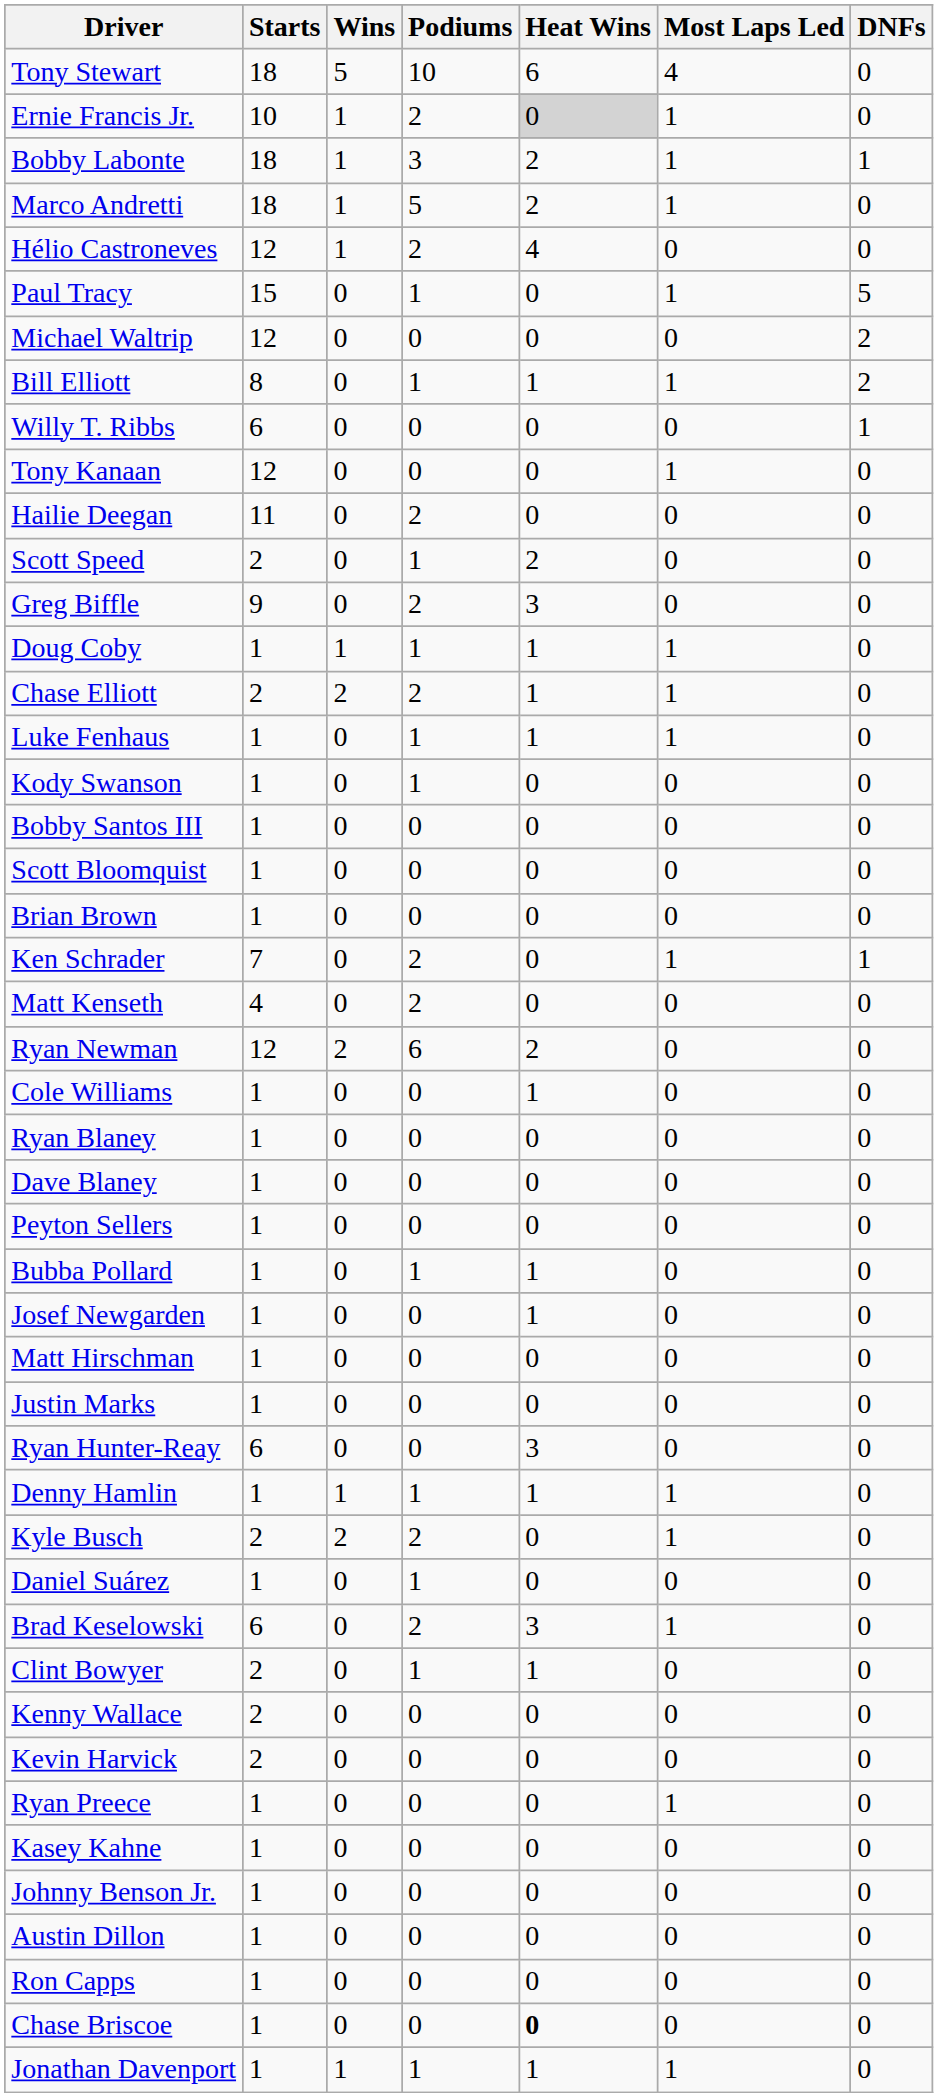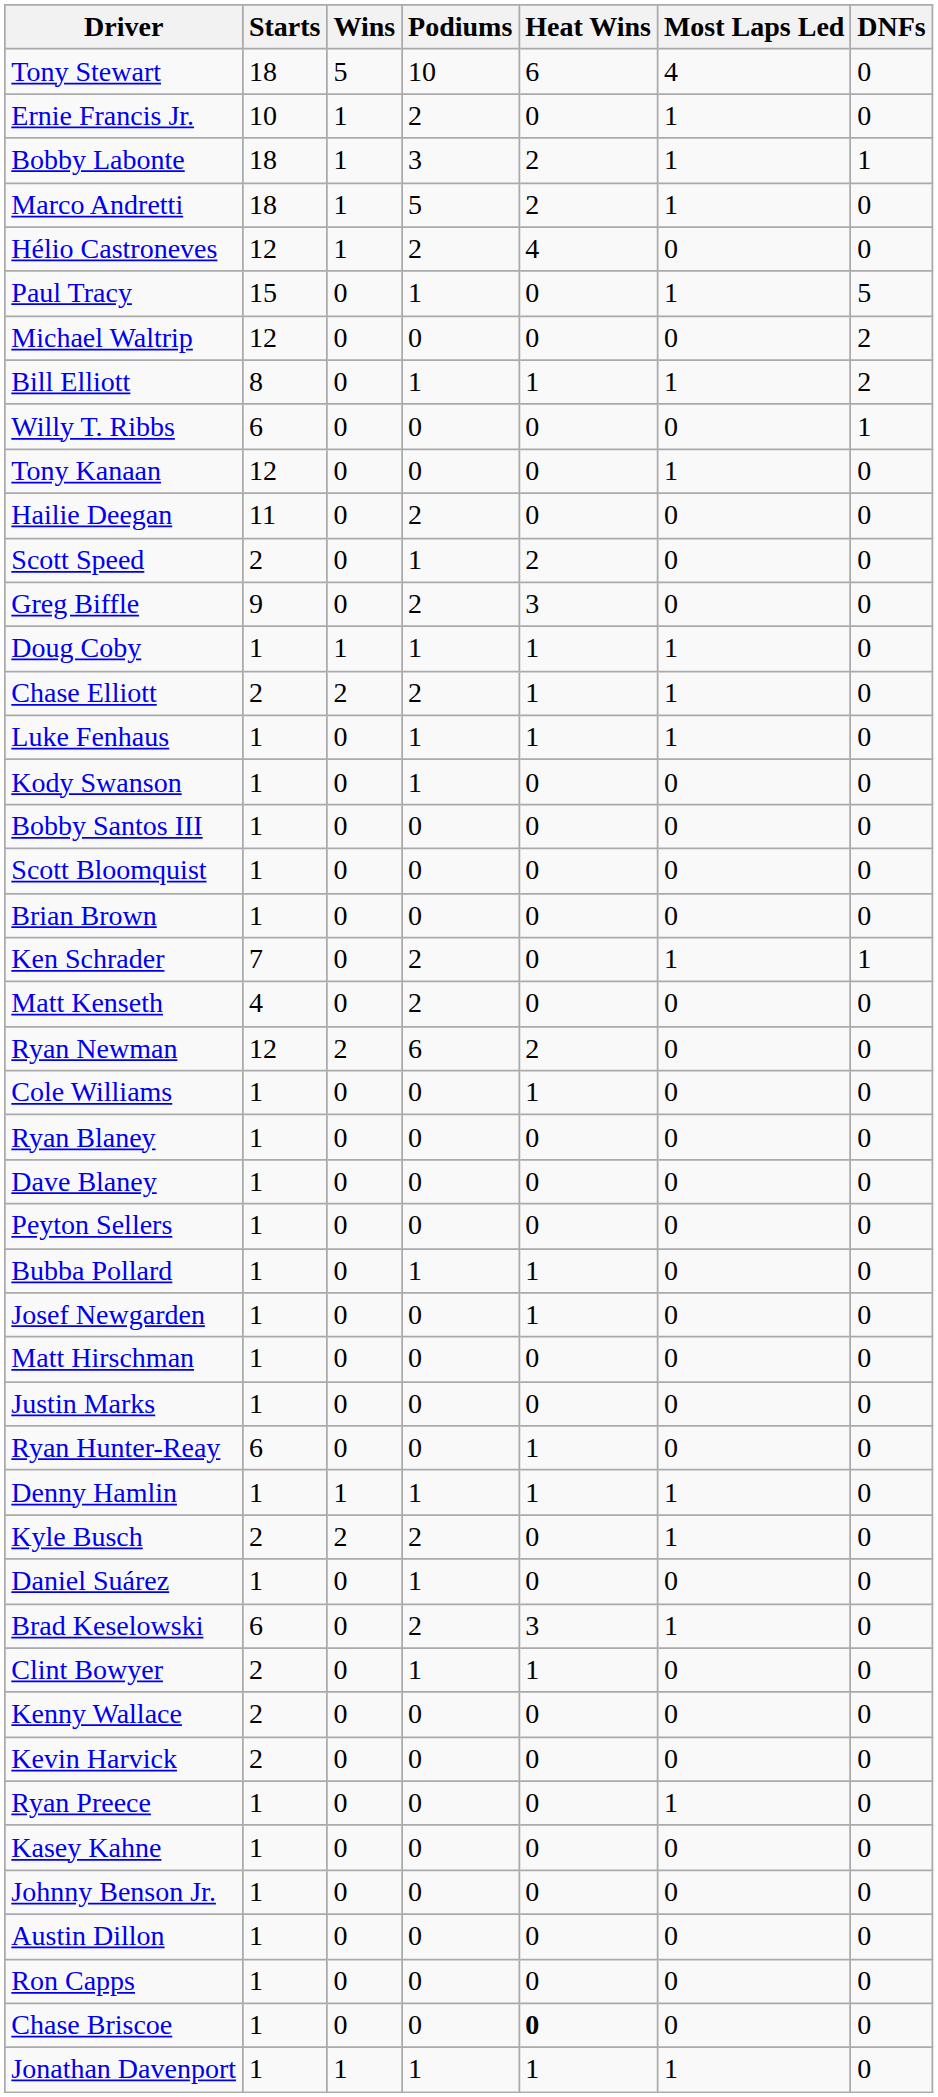(532, 115) lightgrey background -> (532, 115) no background
(532, 1447) 3 -> (532, 1447) 1
